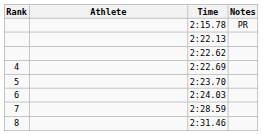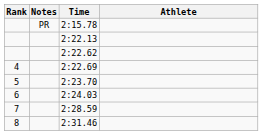columns swapped: (108, 11) <-> (243, 11)
